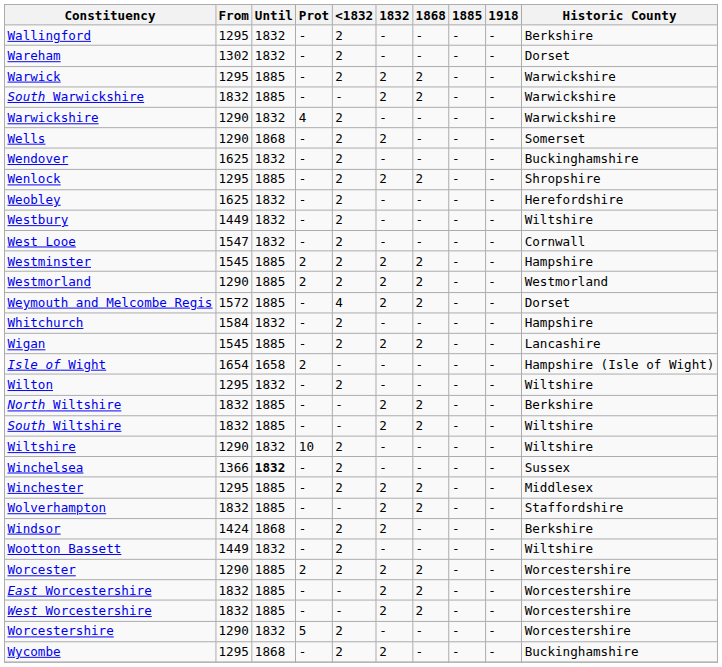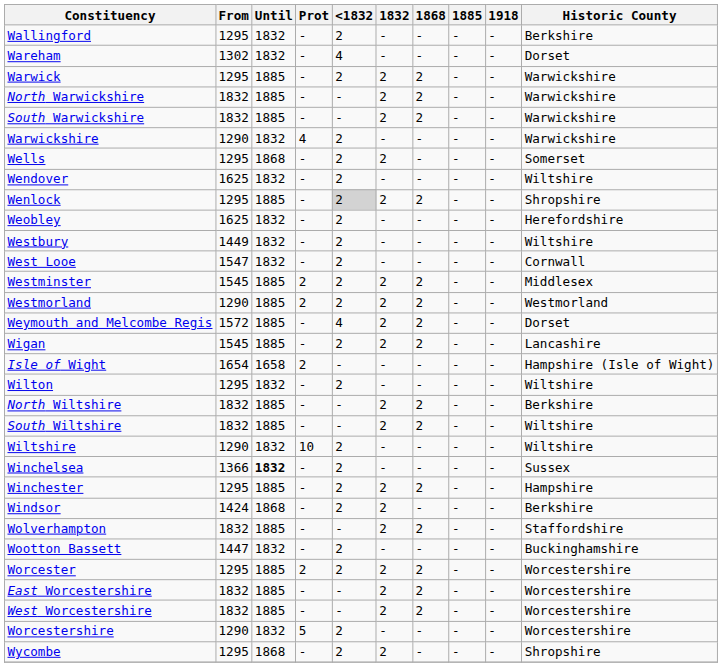(339, 56) 2 -> (339, 56) 4
+ row: (76, 97)
(234, 138) 1290 -> (234, 159) 1295
(582, 159) Buckinghamshire -> (559, 179) Wiltshire
(339, 179) no background -> (339, 200) lightgrey background
(559, 261) Hampshire -> (559, 282) Middlesex
- row: (45, 323)
(559, 487) Middlesex -> (559, 487) Hampshire
rows swapped: (34, 529) <-> (57, 508)
(234, 549) 1449 -> (234, 549) 1447
(559, 549) Wiltshire -> (582, 549) Buckinghamshire
(234, 570) 1290 -> (234, 570) 1295
(582, 652) Buckinghamshire -> (563, 652) Shropshire
